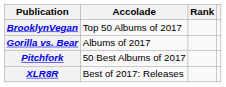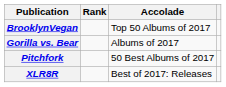columns swapped: (134, 12) <-> (202, 12)
